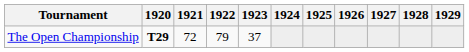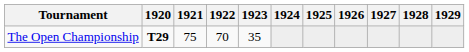(190, 37) 72 -> (190, 37) 75
(222, 37) 79 -> (222, 37) 70
(255, 37) 37 -> (255, 37) 35
